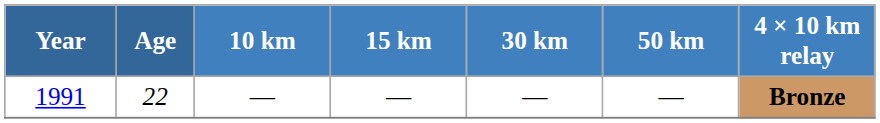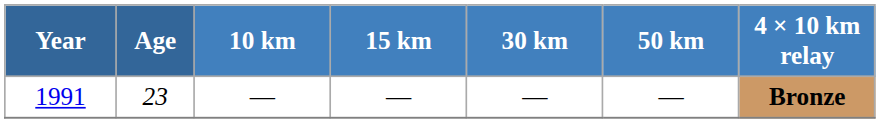(155, 96) 22 -> (155, 96) 23
